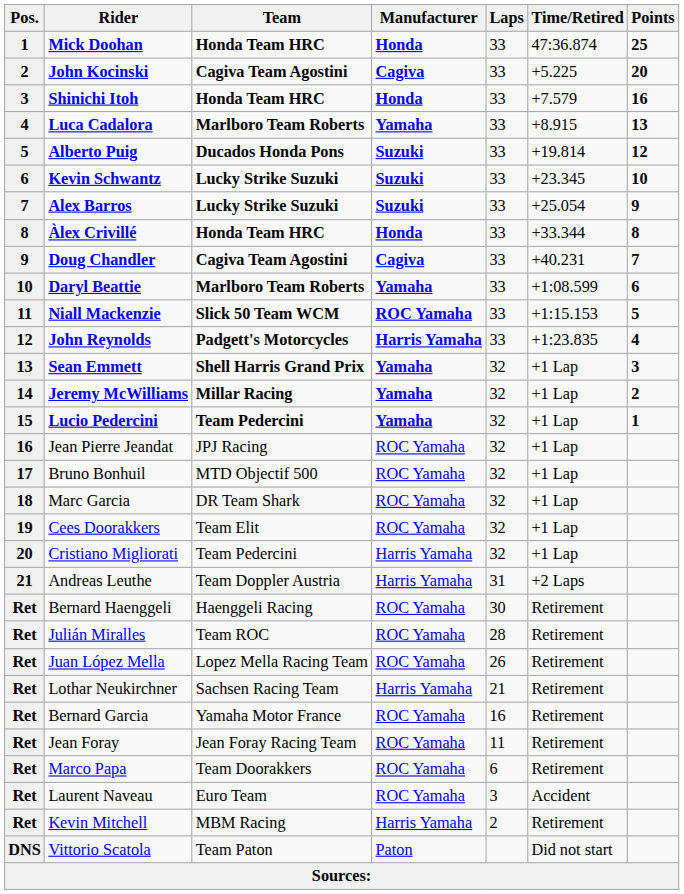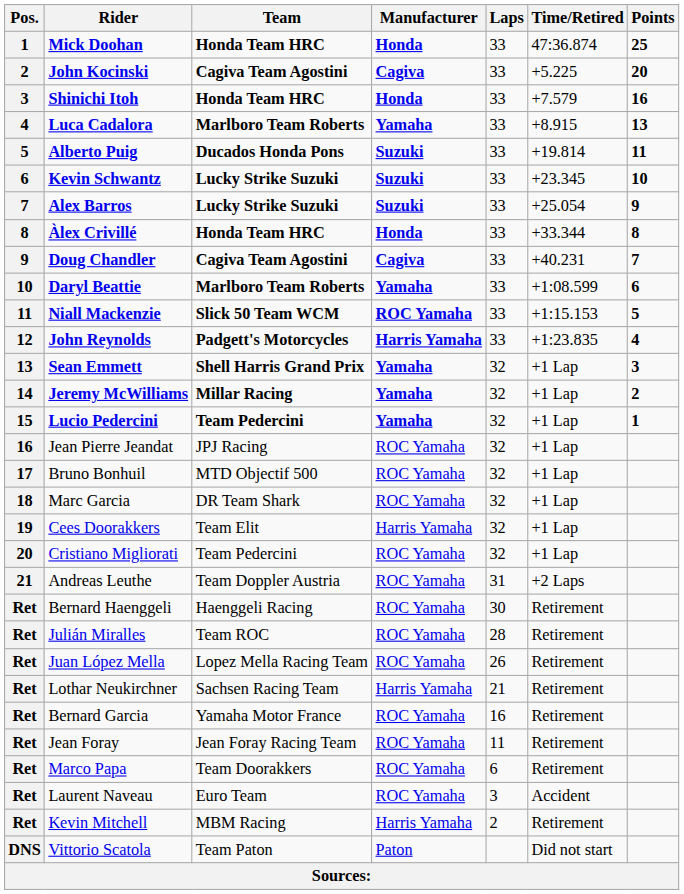(639, 152) 12 -> (639, 152) 11
(420, 527) ROC Yamaha -> (424, 527) Harris Yamaha
(424, 554) Harris Yamaha -> (420, 554) ROC Yamaha
(424, 581) Harris Yamaha -> (420, 581) ROC Yamaha
